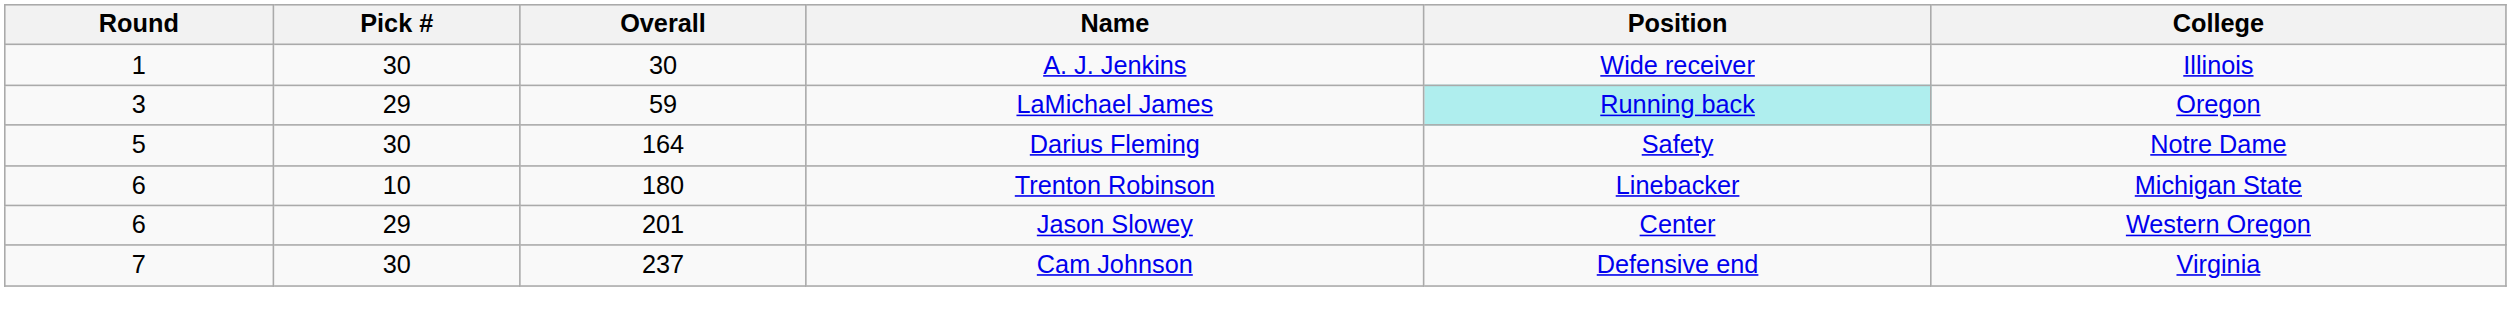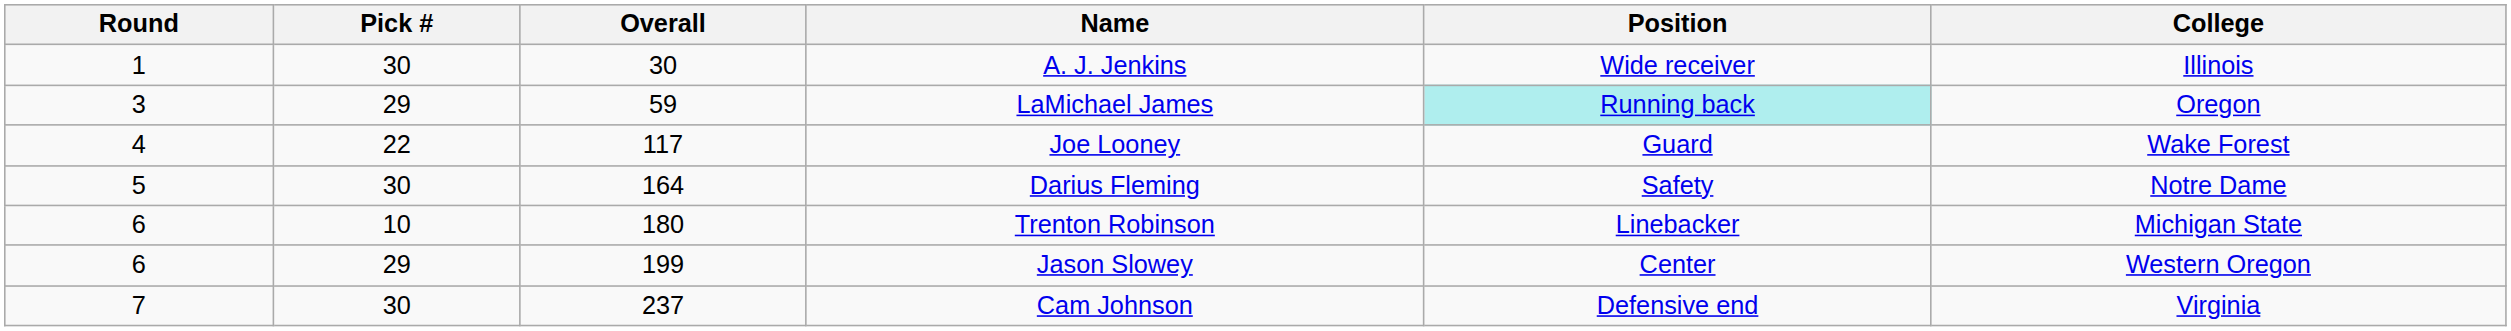+ row: (1115, 144)
(663, 225) 201 -> (663, 265) 199
